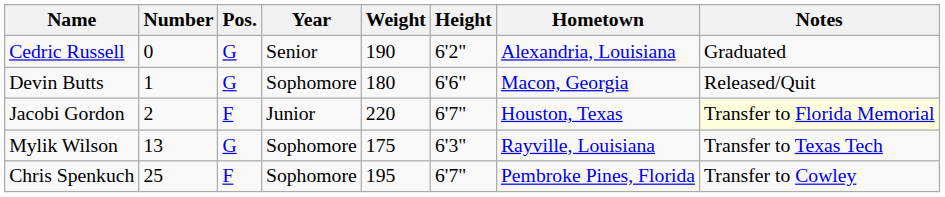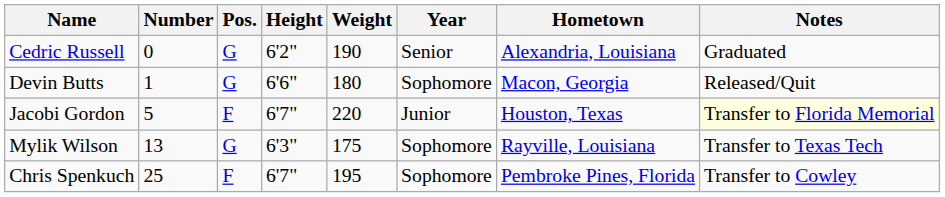columns swapped: (463, 20) <-> (311, 20)
(148, 113) 2 -> (148, 113) 5
